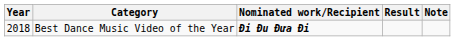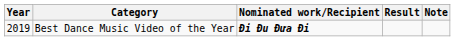(18, 28) 2018 -> (18, 28) 2019
